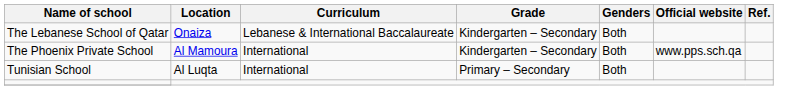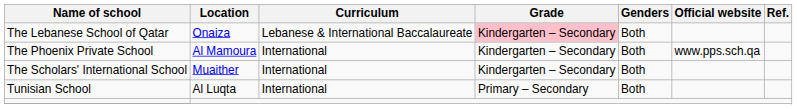(528, 32) no background -> (547, 32) pink background
+ row: (97, 70)
